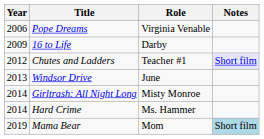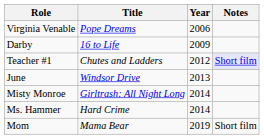columns swapped: (17, 12) <-> (176, 12)
(236, 126) lightblue background -> (236, 126) no background
